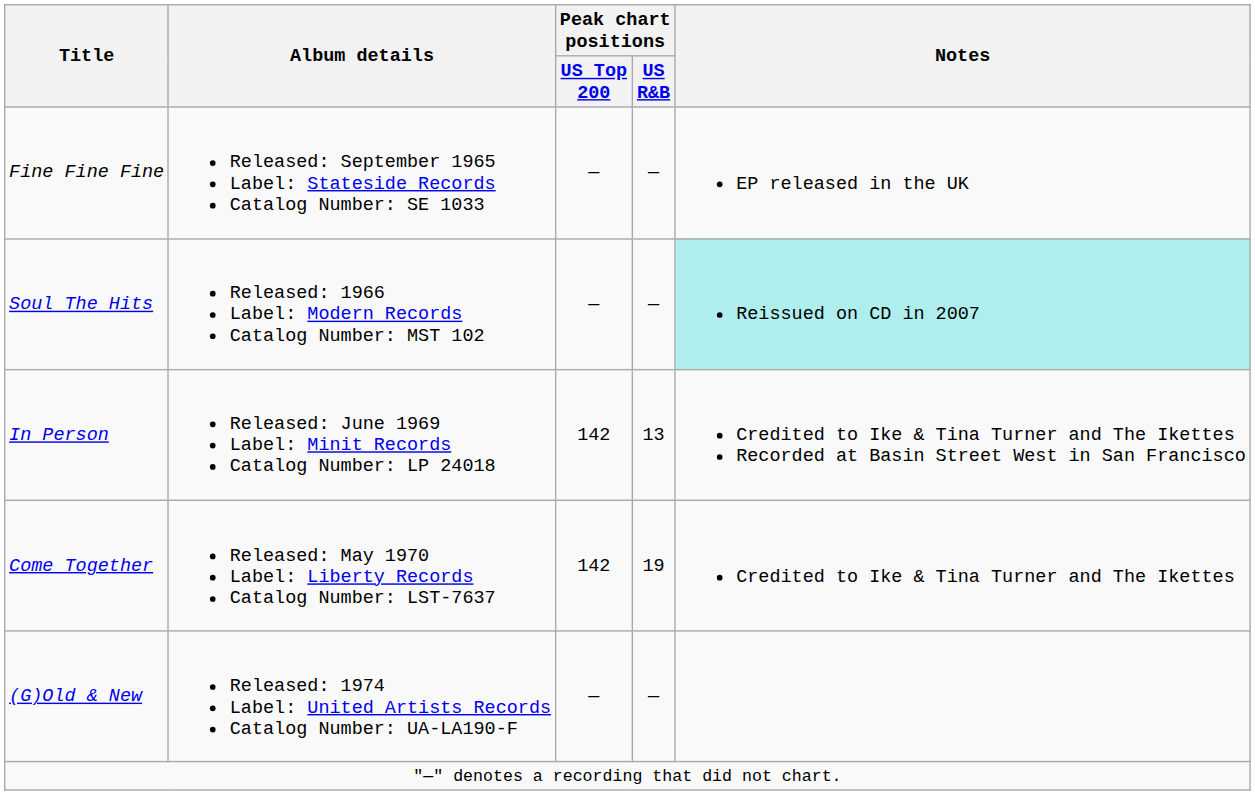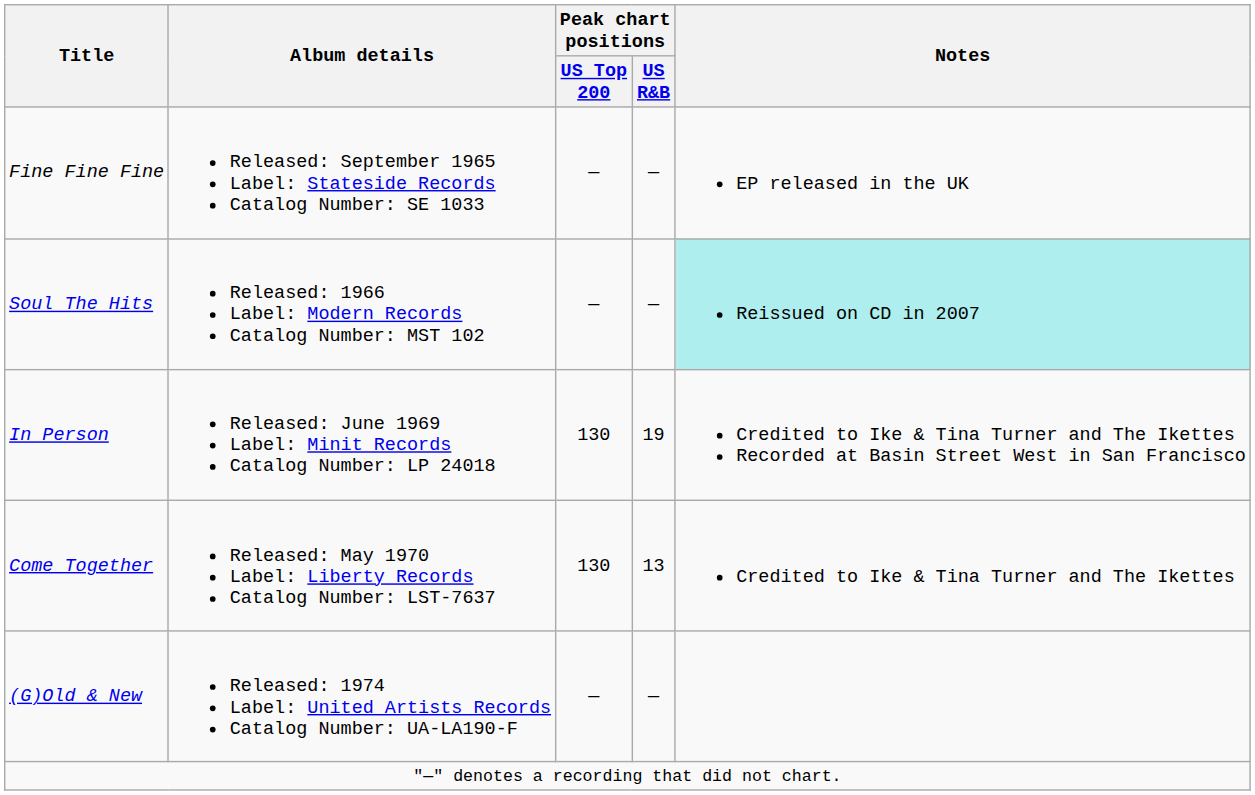(594, 435) 142 -> (594, 435) 130
(654, 435) 13 -> (654, 435) 19
(594, 566) 142 -> (594, 566) 130
(654, 566) 19 -> (654, 566) 13
